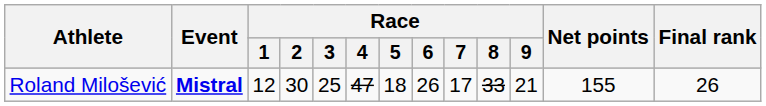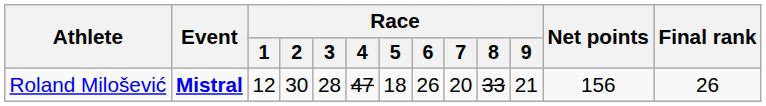(330, 85) 25 -> (330, 85) 28
(461, 85) 17 -> (461, 85) 20
(598, 85) 155 -> (598, 85) 156
